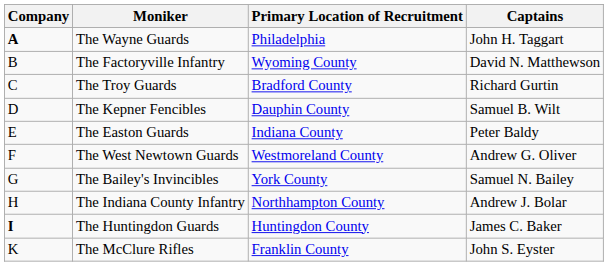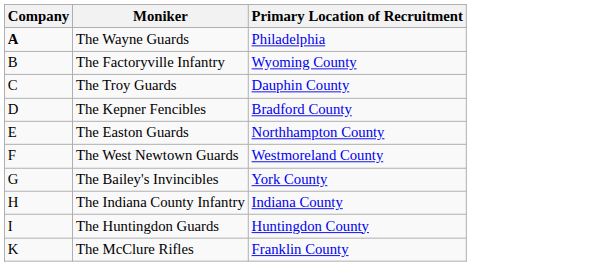- column: (535, 16)
(302, 86) Bradford County -> (300, 86) Dauphin County
(300, 109) Dauphin County -> (302, 109) Bradford County
(297, 132) Indiana County -> (318, 132) Northhampton County
(318, 202) Northhampton County -> (297, 202) Indiana County
(11, 226) bold -> (10, 226) normal
